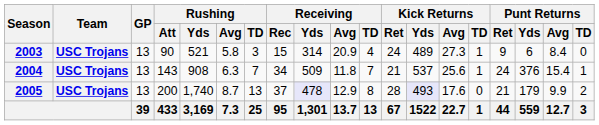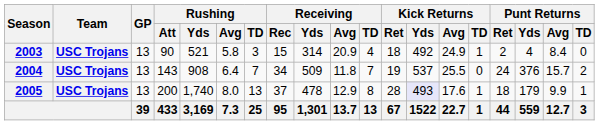(394, 52) 24 -> (394, 52) 18
(423, 52) 489 -> (423, 52) 492
(454, 52) 27.3 -> (454, 52) 24.9
(503, 52) 9 -> (503, 52) 2
(529, 52) 6 -> (529, 52) 4
(230, 71) 6.3 -> (230, 71) 6.4
(394, 71) 21 -> (394, 71) 19
(454, 71) 25.6 -> (454, 71) 25.5
(479, 71) 1 -> (479, 71) 0
(558, 71) 15.4 -> (558, 71) 15.7
(583, 71) 1 -> (583, 71) 2
(230, 91) 8.7 -> (230, 91) 8.0
(312, 91) lavender background -> (312, 91) no background
(479, 91) 0 -> (479, 91) 1
(503, 91) 21 -> (503, 91) 18
(583, 91) 2 -> (583, 91) 1
